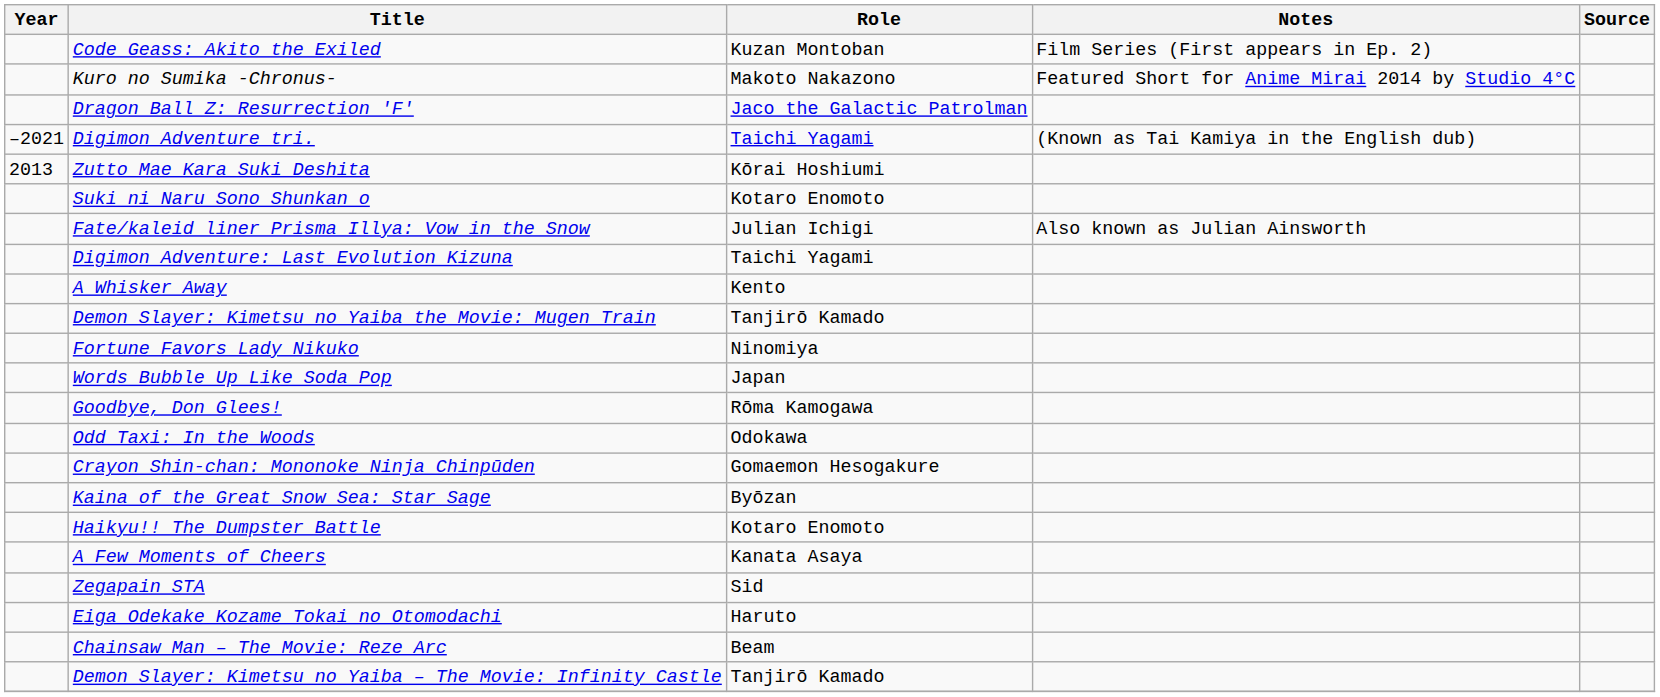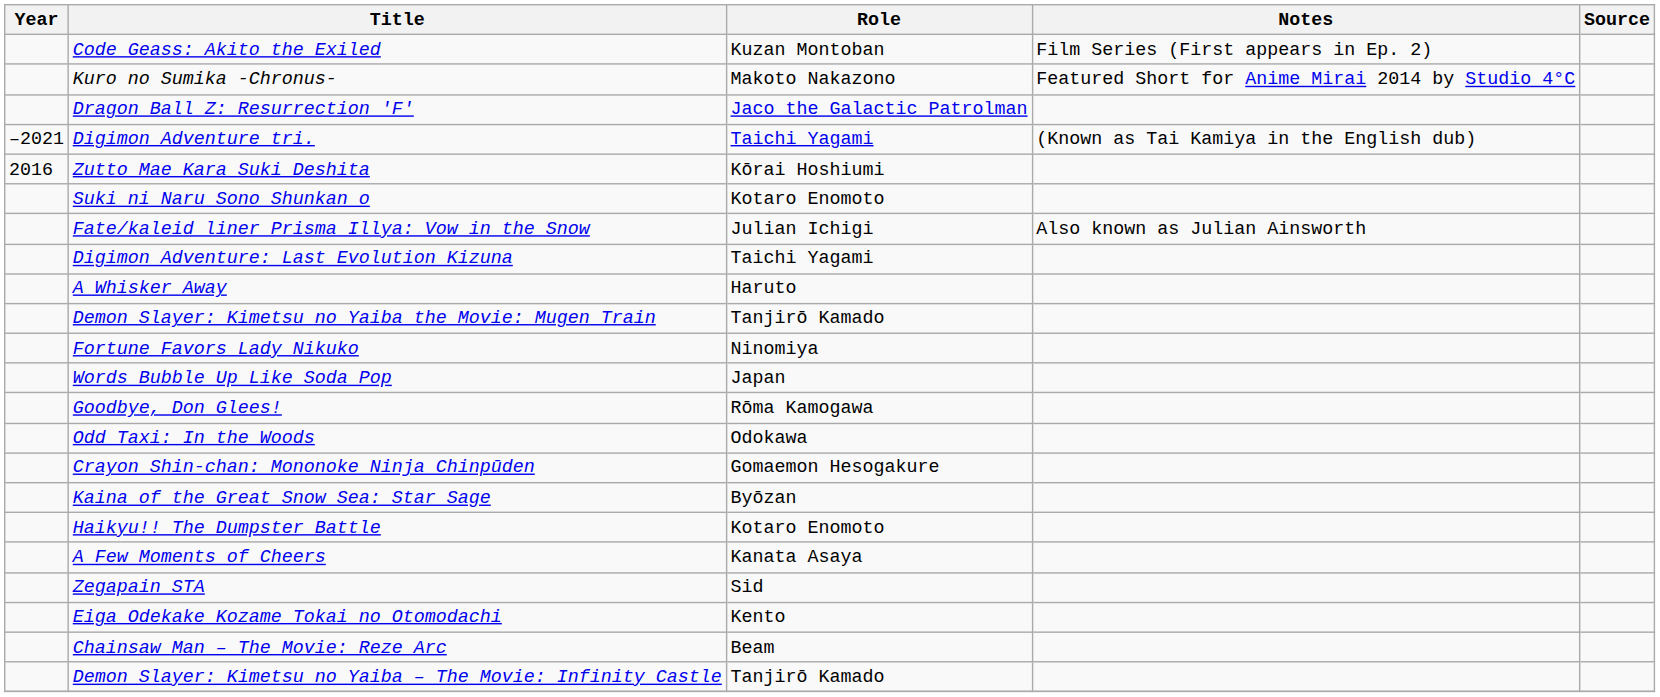(31, 169) 2013 -> (31, 169) 2016
(758, 289) Kento -> (764, 289) Haruto
(764, 617) Haruto -> (758, 617) Kento
